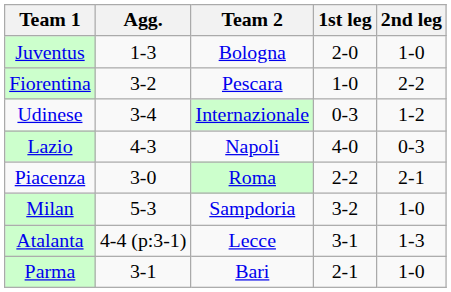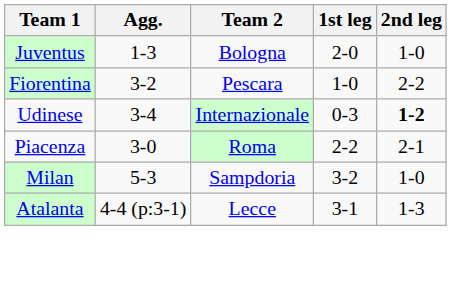(411, 114) normal -> (411, 114) bold
- row: (50, 146)
- row: (50, 271)
